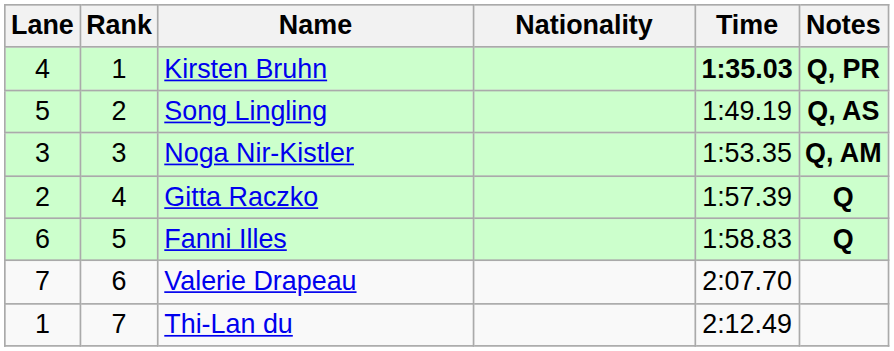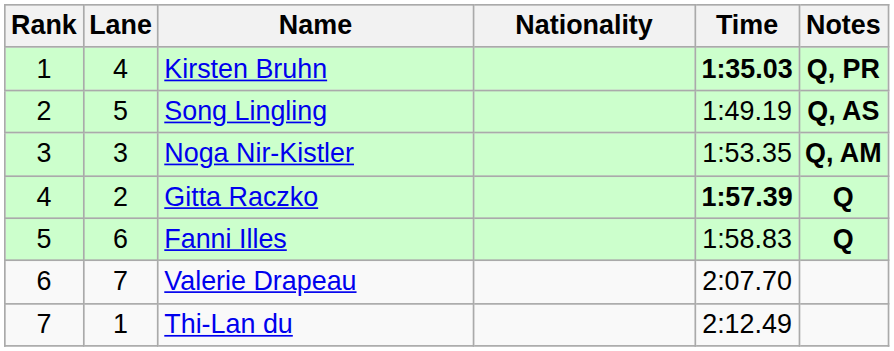columns swapped: (119, 25) <-> (42, 25)
(747, 196) normal -> (747, 196) bold
